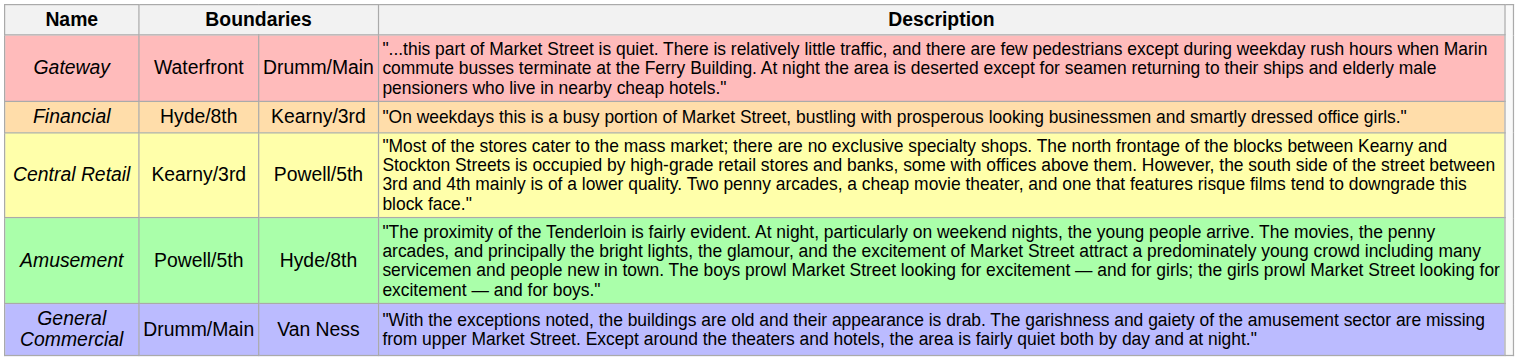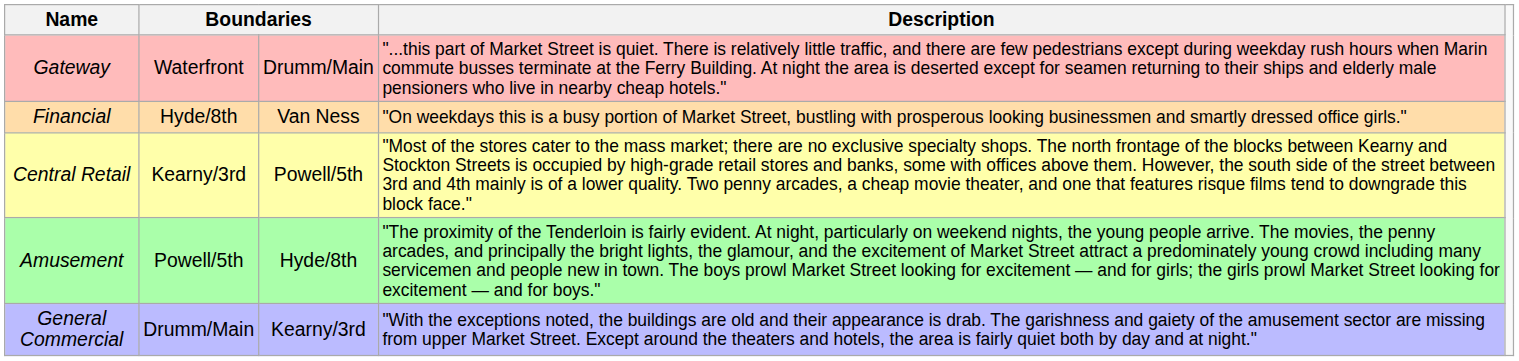(318, 116) Kearny/3rd -> (318, 116) Van Ness
(318, 329) Van Ness -> (318, 329) Kearny/3rd
